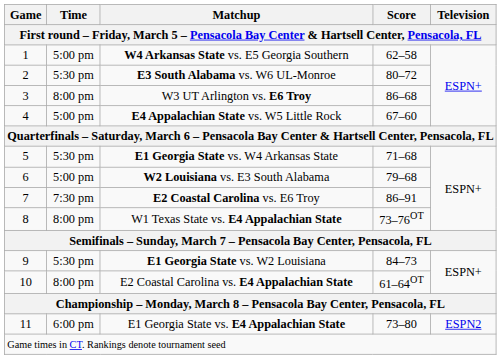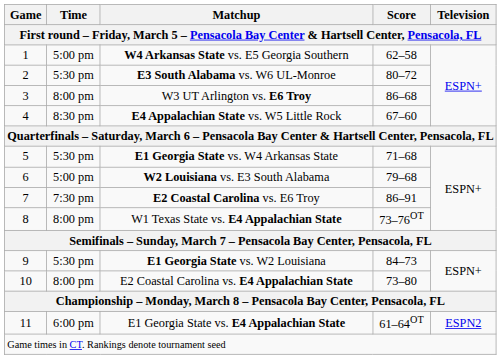(73, 116) 5:00 pm -> (73, 116) 8:30 pm
(401, 282) 61–64OT -> (401, 281) 73–80
(401, 324) 73–80 -> (401, 323) 61–64OT
